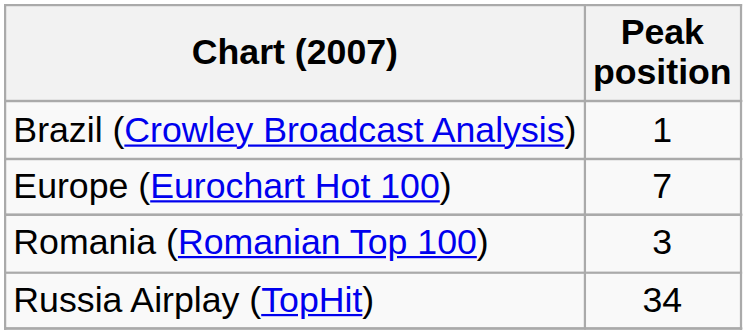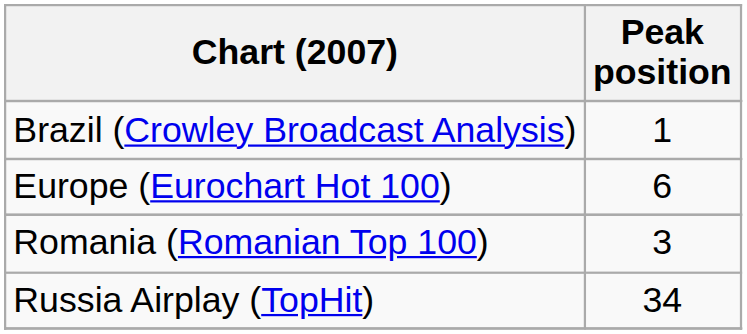(662, 186) 7 -> (662, 186) 6
